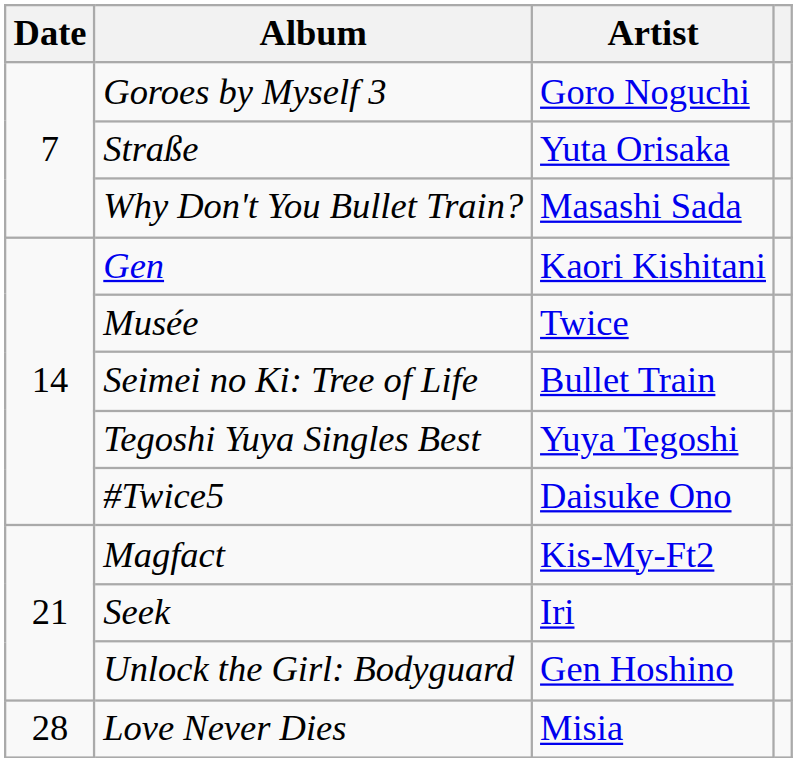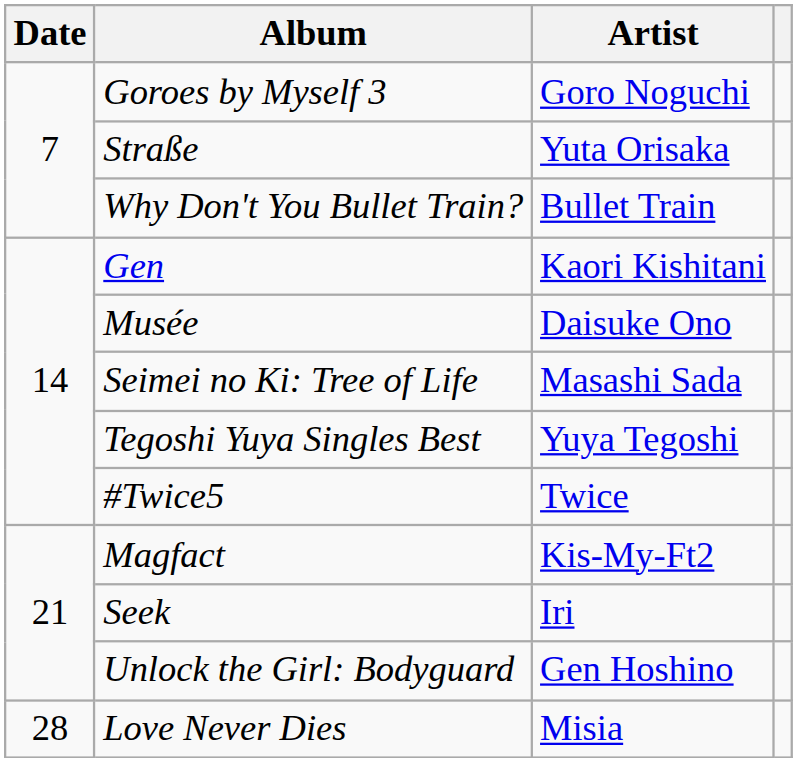(641, 206) Masashi Sada -> (628, 206) Bullet Train
(584, 322) Twice -> (636, 322) Daisuke Ono
(628, 380) Bullet Train -> (641, 380) Masashi Sada
(636, 496) Daisuke Ono -> (584, 496) Twice
